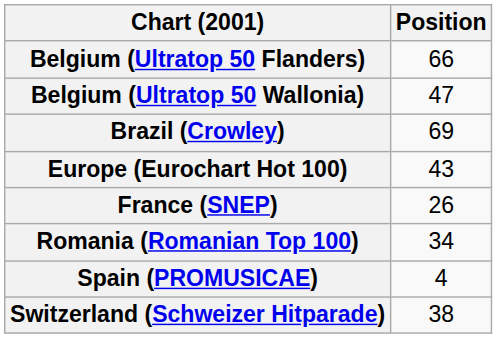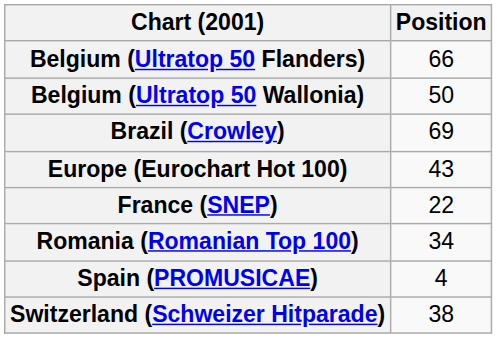(441, 95) 47 -> (441, 95) 50
(441, 205) 26 -> (441, 205) 22
